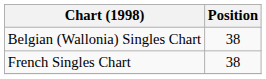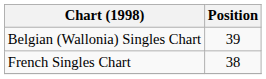(233, 39) 38 -> (233, 39) 39
